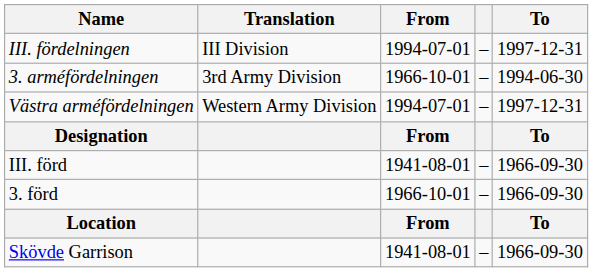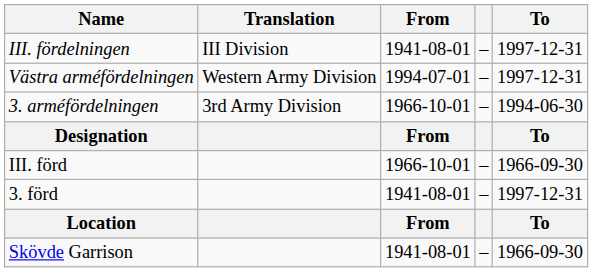(428, 48) 1994-07-01 -> (428, 48) 1941-08-01
rows swapped: (84, 77) <-> (101, 106)
(428, 164) 1941-08-01 -> (428, 164) 1966-10-01
(428, 194) 1966-10-01 -> (428, 194) 1941-08-01
(540, 194) 1966-09-30 -> (540, 194) 1997-12-31
